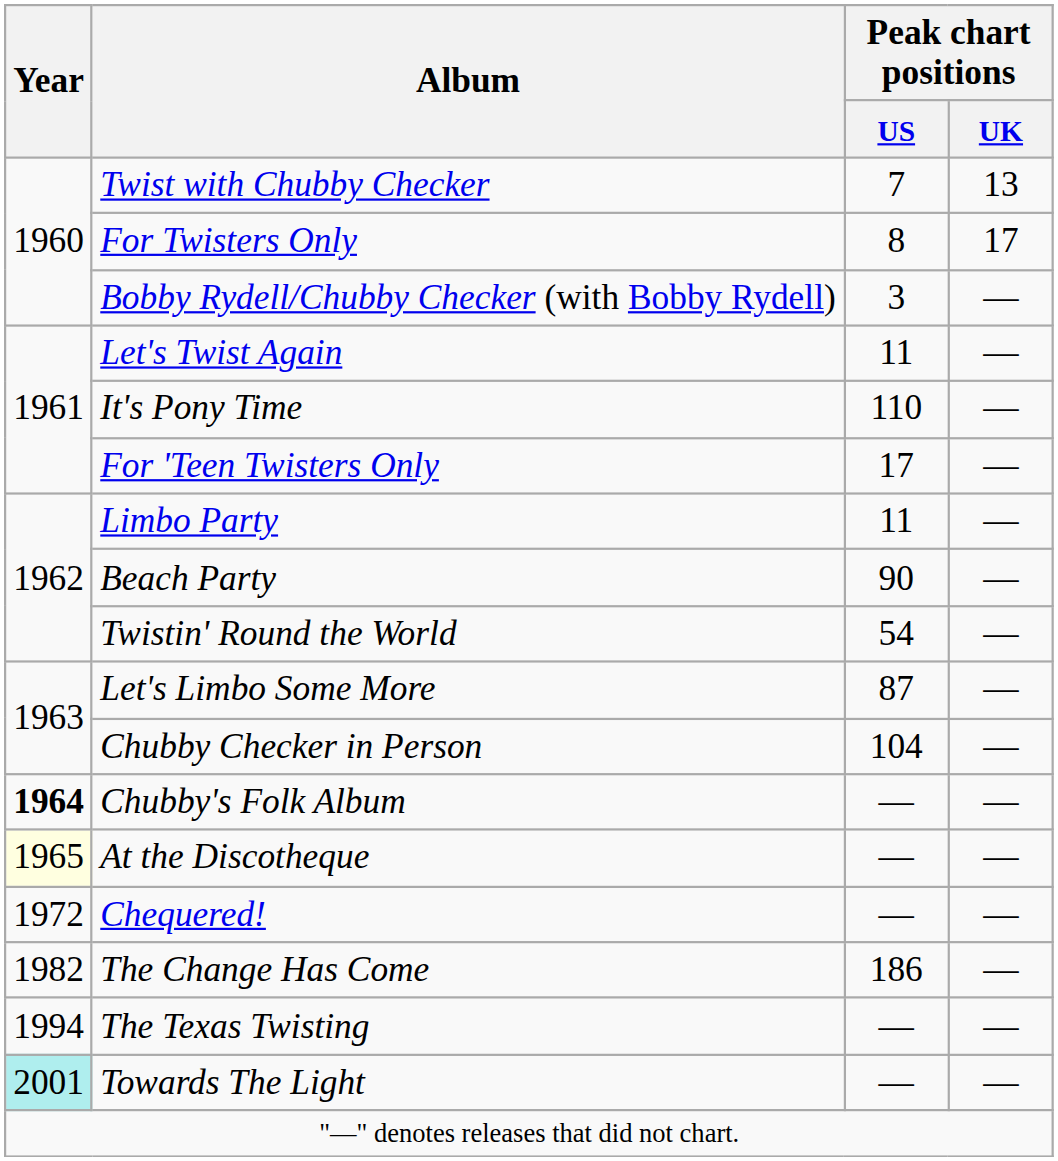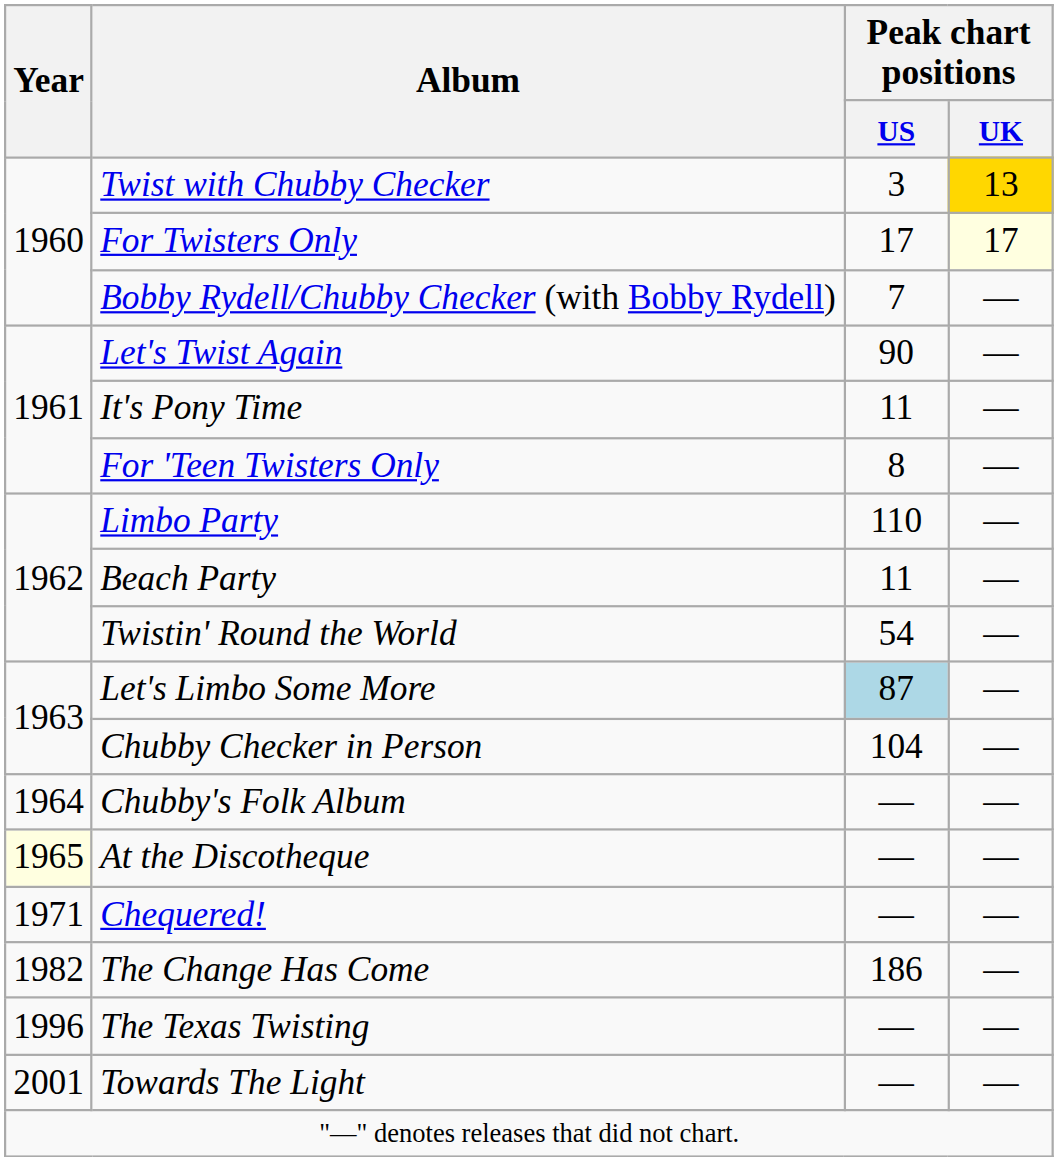(896, 184) 7 -> (896, 184) 3
(1001, 184) no background -> (1001, 184) gold background
(896, 240) 8 -> (896, 240) 17
(1001, 240) no background -> (1001, 240) lightyellow background
(896, 296) 3 -> (896, 296) 7
(896, 352) 11 -> (896, 352) 90
(896, 408) 110 -> (896, 408) 11
(896, 464) 17 -> (896, 464) 8
(896, 520) 11 -> (896, 520) 110
(896, 577) 90 -> (896, 577) 11
(896, 689) no background -> (896, 689) lightblue background
(49, 801) bold -> (49, 801) normal
(49, 913) 1972 -> (49, 913) 1971
(49, 1025) 1994 -> (49, 1025) 1996
(49, 1081) paleturquoise background -> (49, 1081) no background
